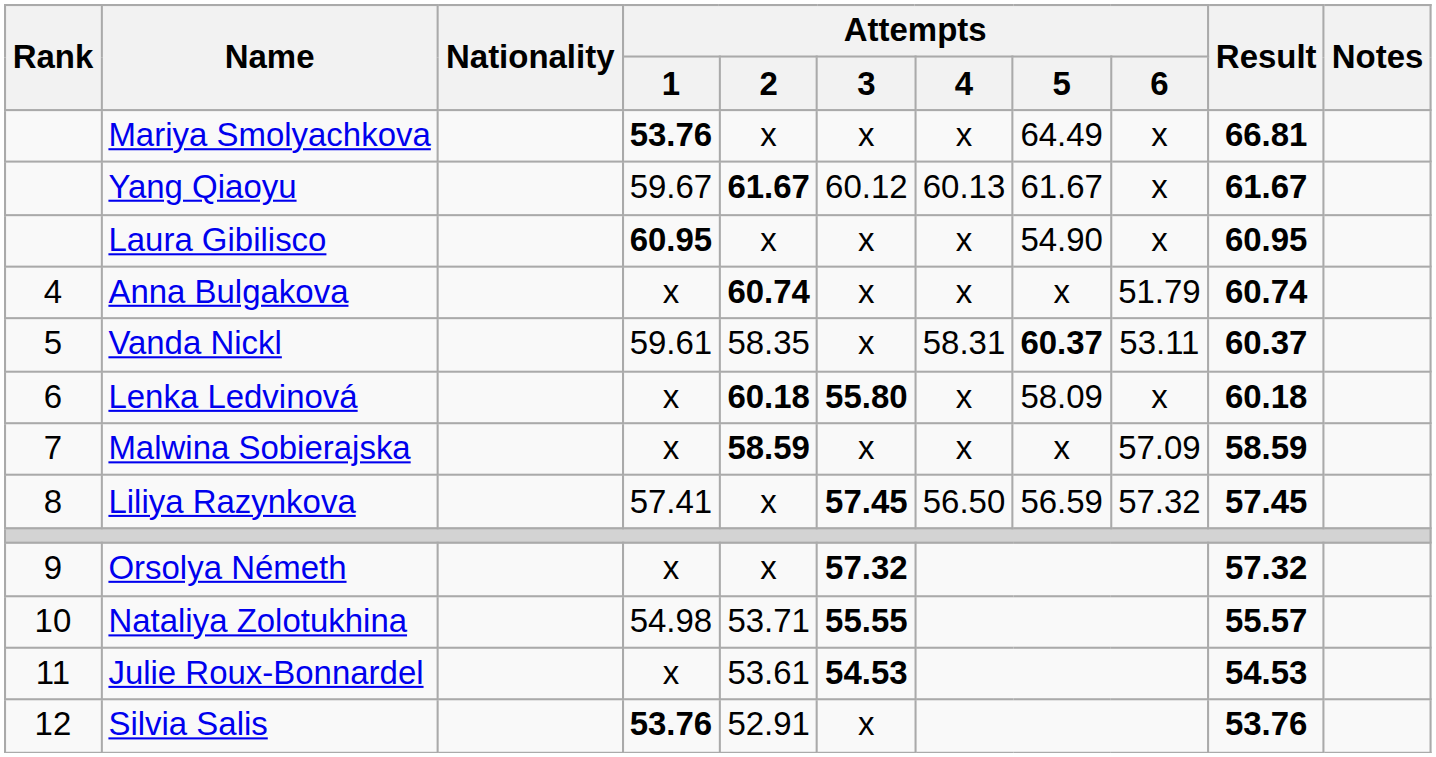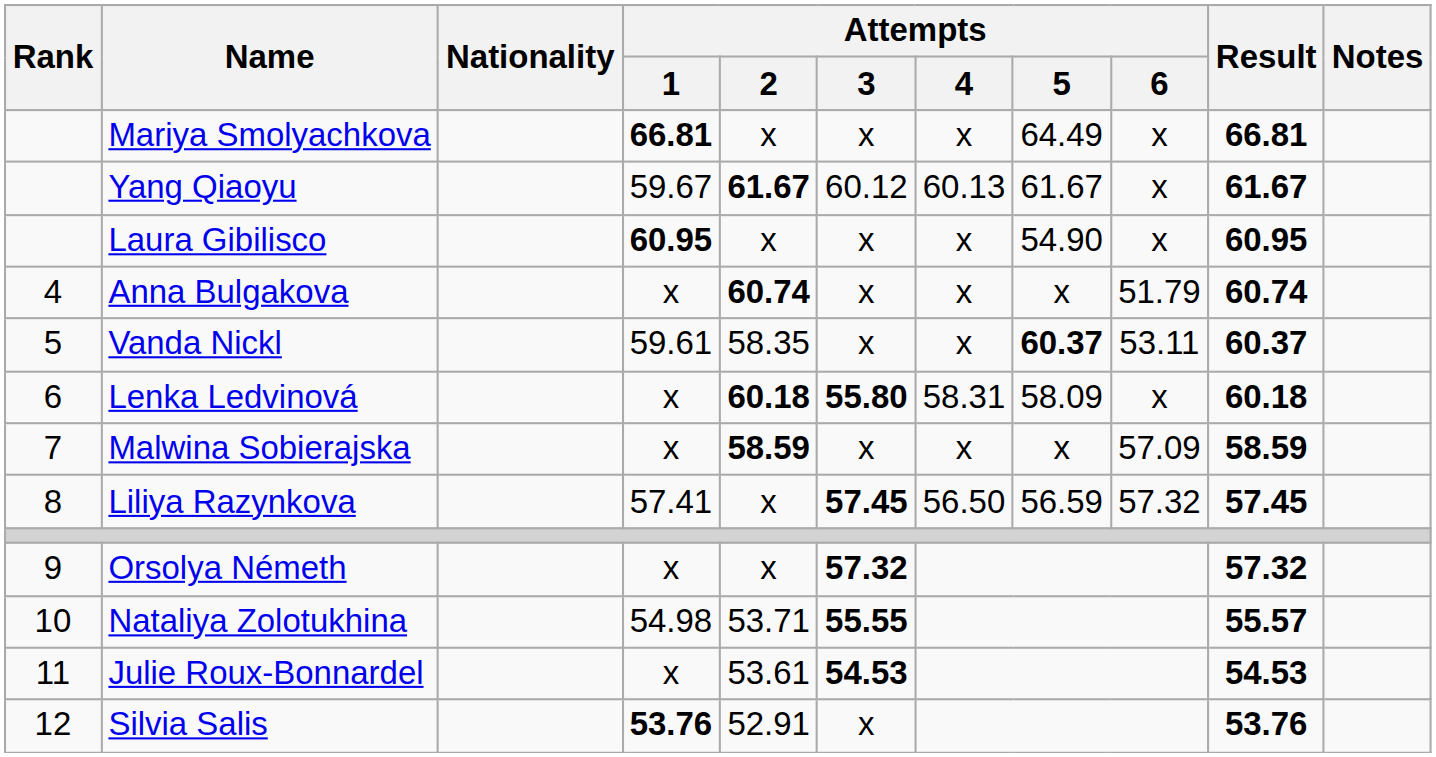(671, 135) 53.76 -> (671, 135) 66.81
(964, 344) 58.31 -> (964, 344) x
(964, 396) x -> (964, 396) 58.31
